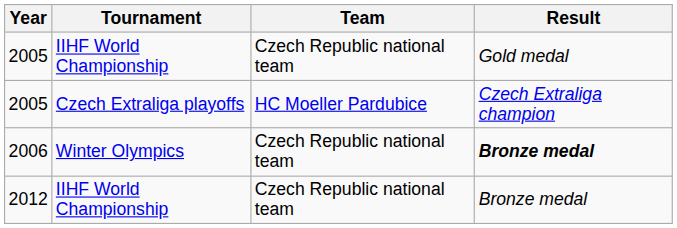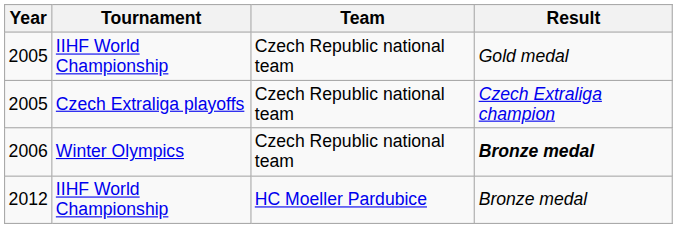(341, 103) HC Moeller Pardubice -> (350, 103) Czech Republic national team
(350, 199) Czech Republic national team -> (341, 199) HC Moeller Pardubice
